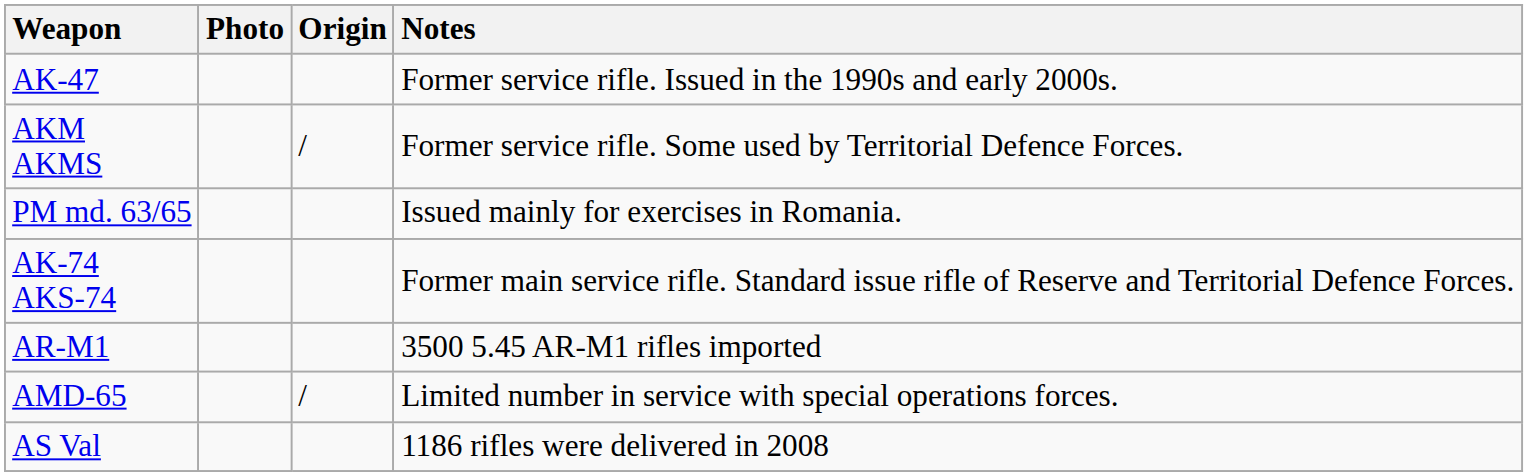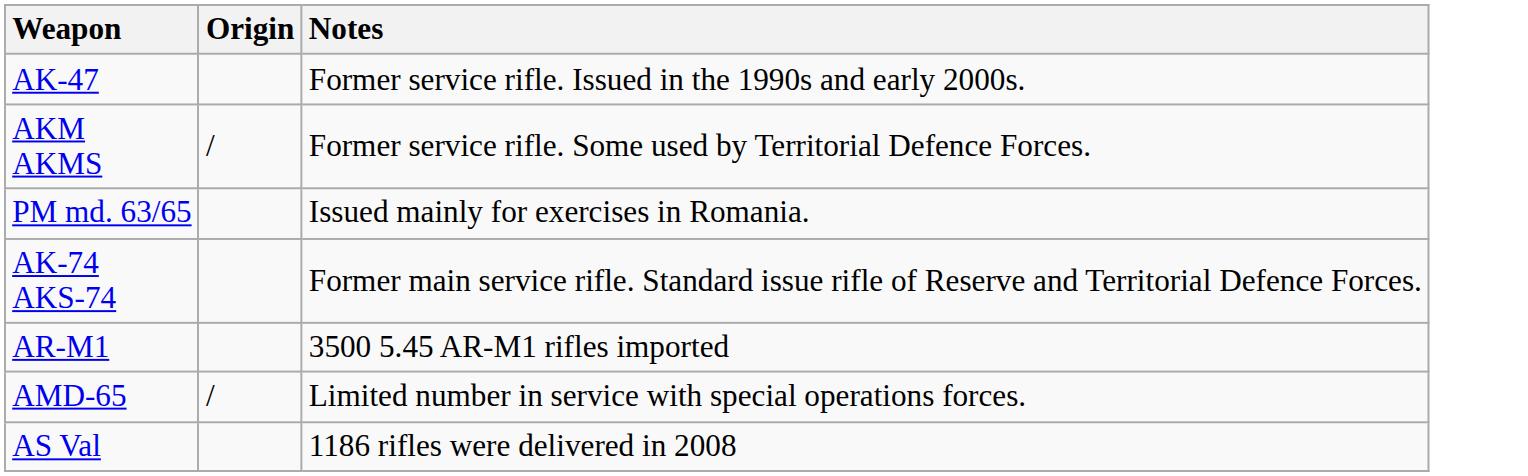- column: (245, 29)
